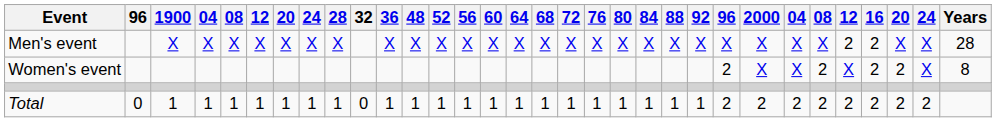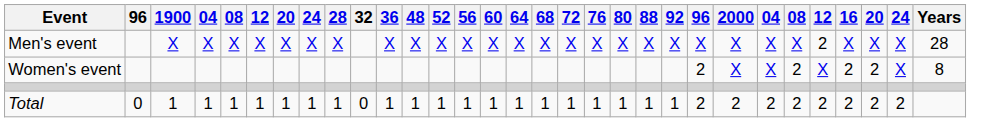- column: (649, 17)
(875, 43) 2 -> (849, 43) X
